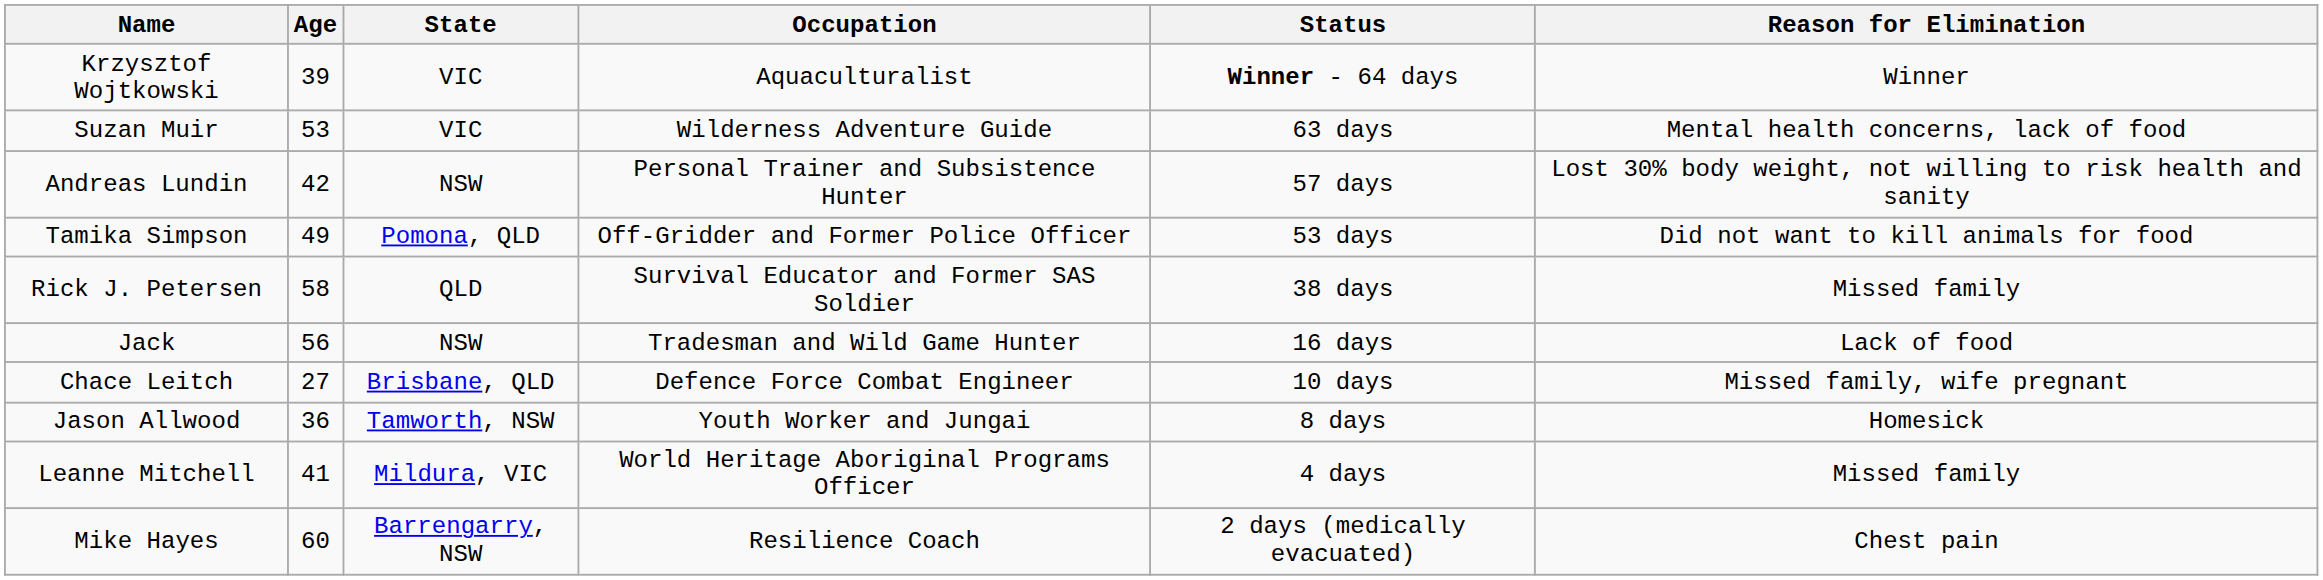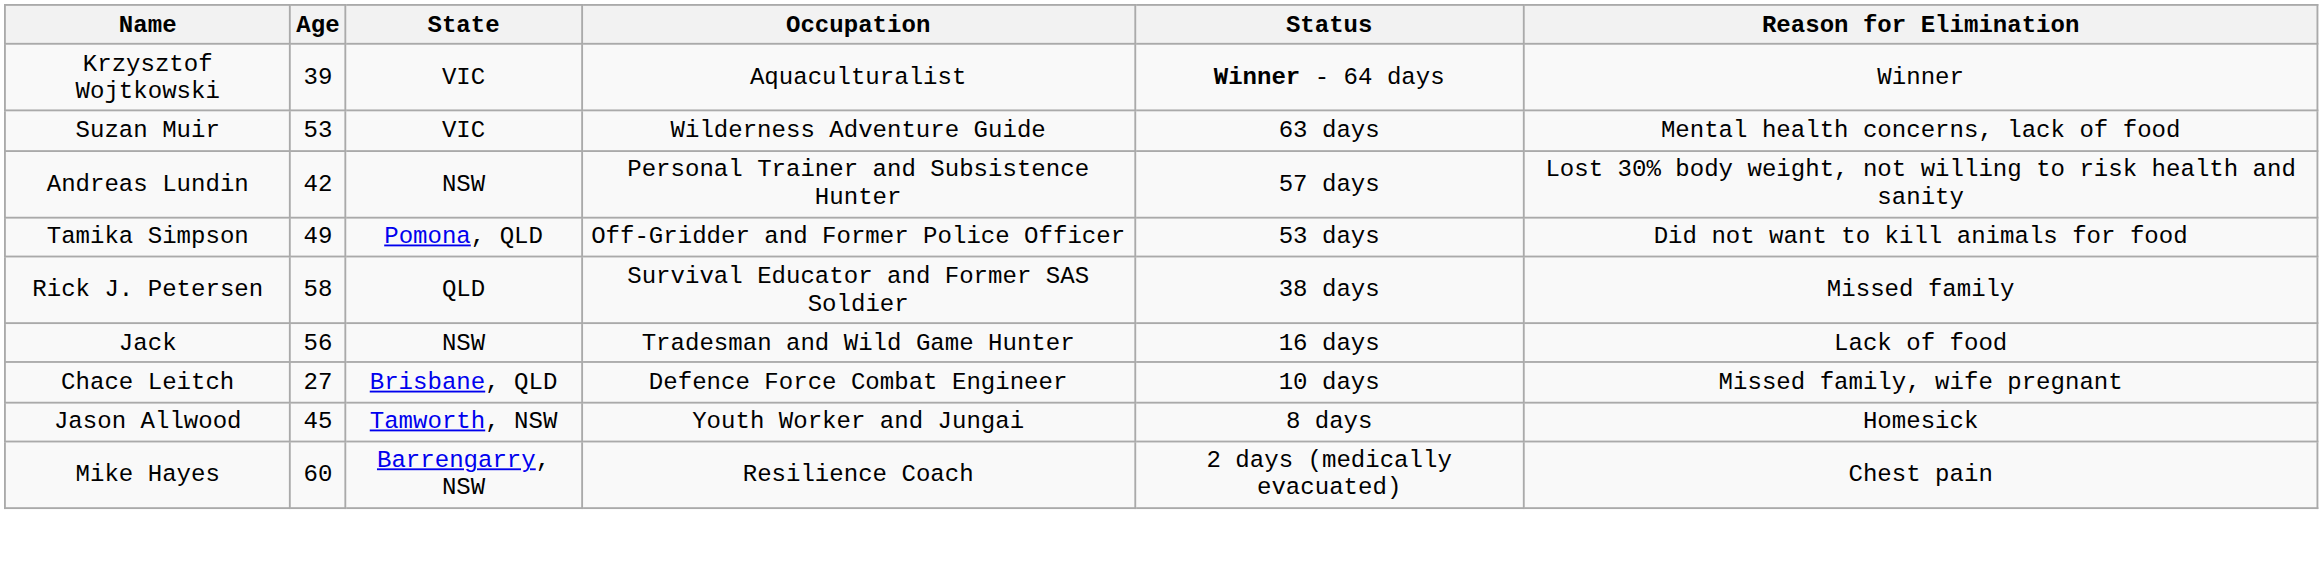(315, 421) 36 -> (318, 421) 45
- row: (147, 474)
